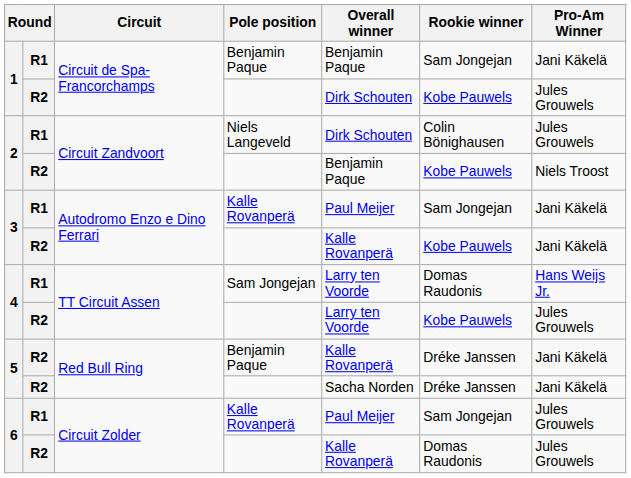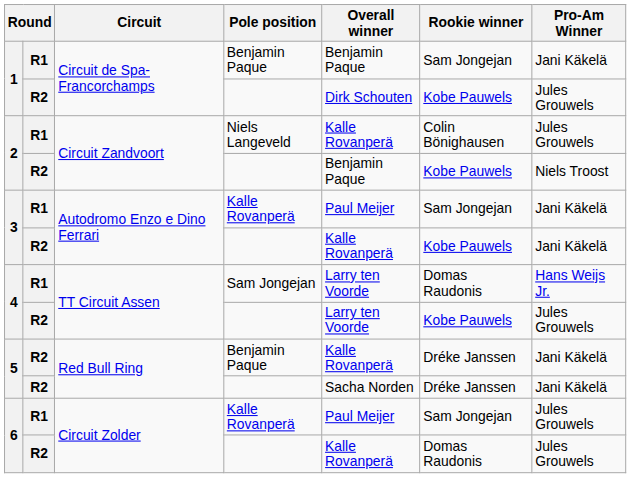(369, 134) Dirk Schouten -> (359, 134) Kalle Rovanperä
